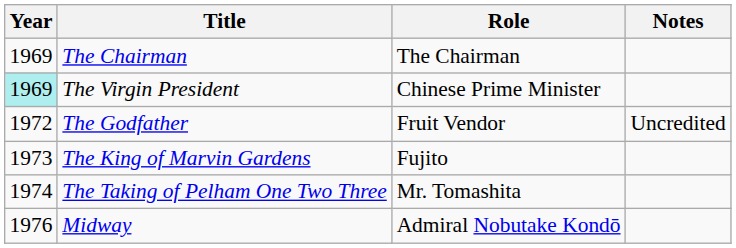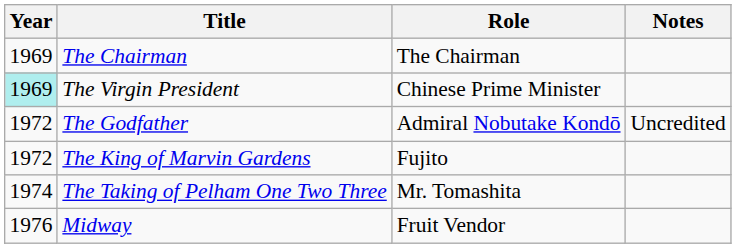(451, 123) Fruit Vendor -> (509, 123) Admiral Nobutake Kondō
(31, 157) 1973 -> (31, 157) 1972
(509, 225) Admiral Nobutake Kondō -> (451, 225) Fruit Vendor
